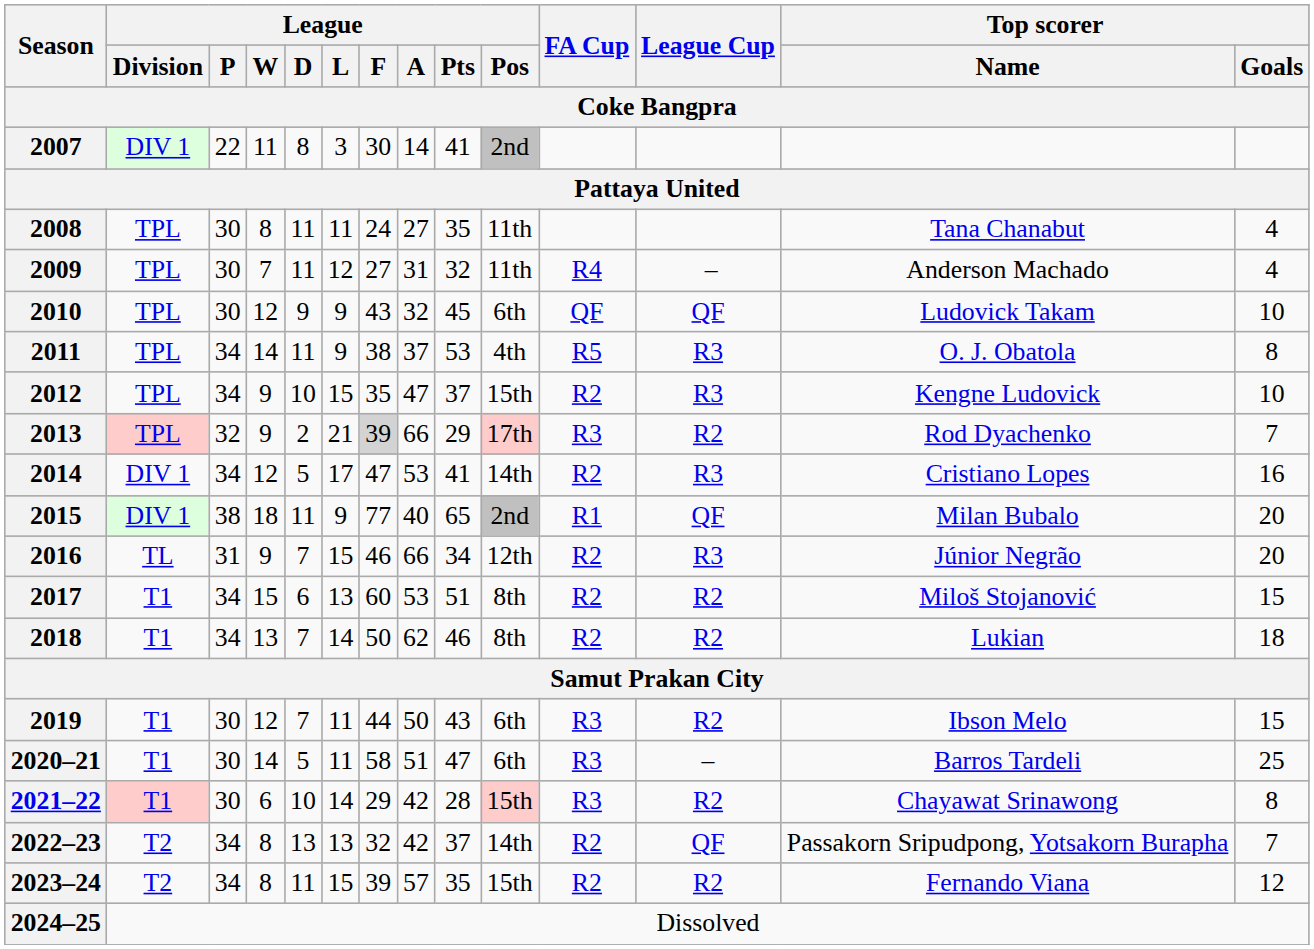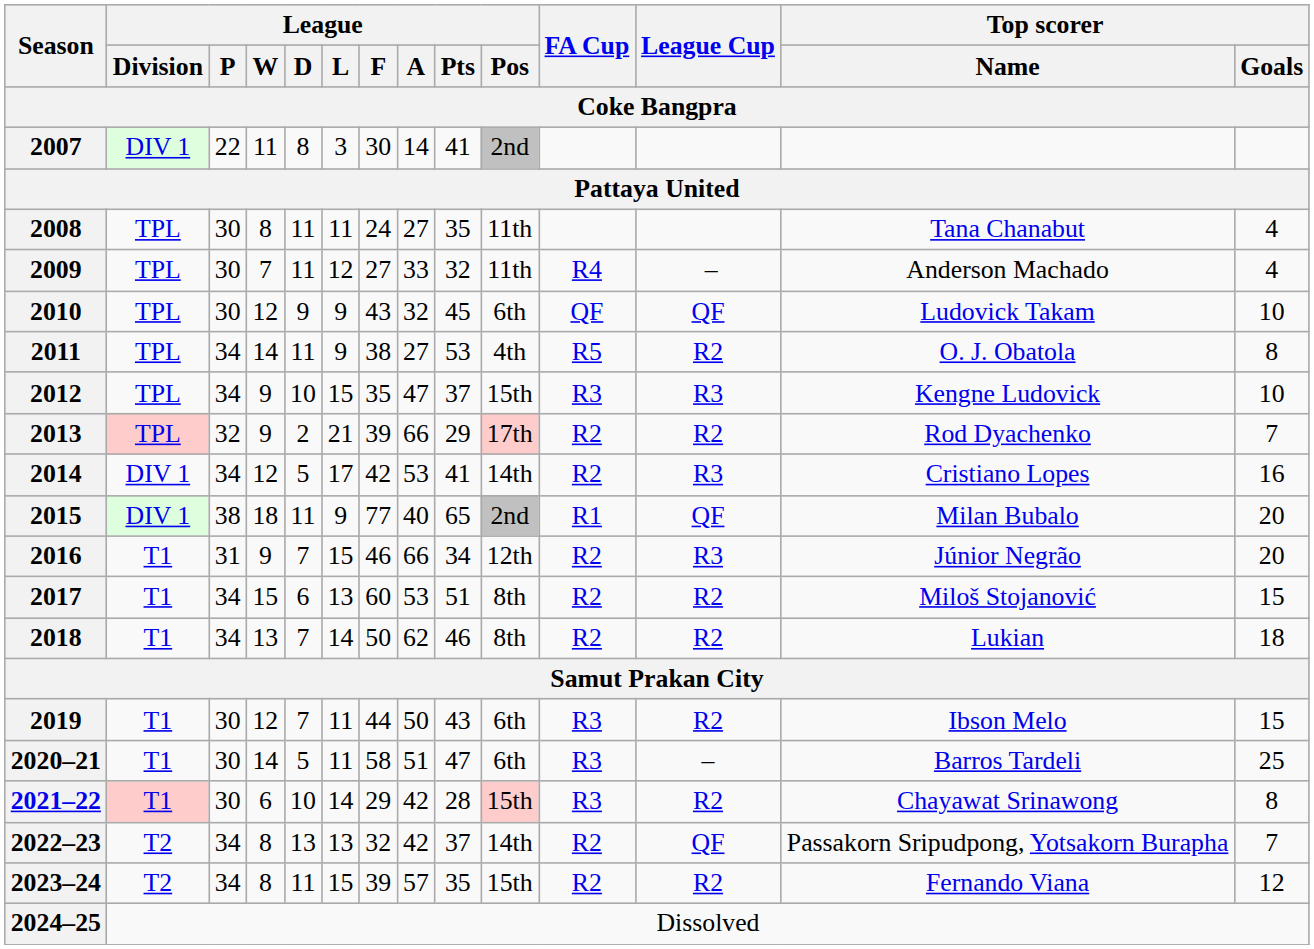(416, 270) 31 -> (416, 270) 33
(416, 351) 37 -> (416, 351) 27
(708, 351) R3 -> (708, 351) R2
(587, 392) R2 -> (587, 392) R3
(378, 433) lightgrey background -> (378, 433) no background
(587, 433) R3 -> (587, 433) R2
(378, 474) 47 -> (378, 474) 42
(158, 556) TL -> (158, 556) T1
